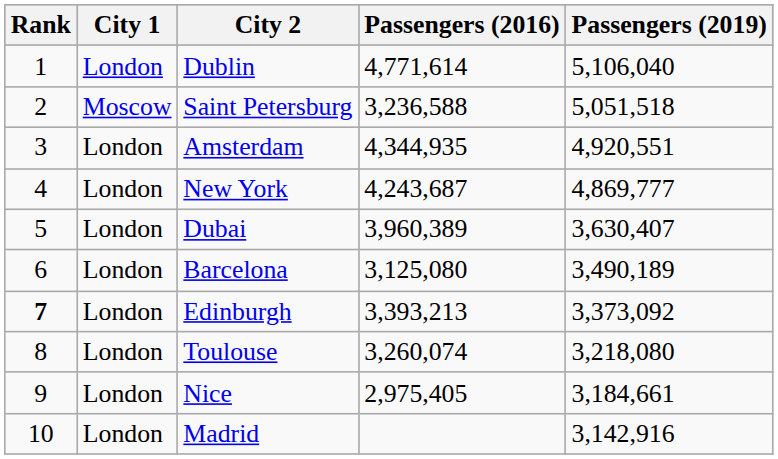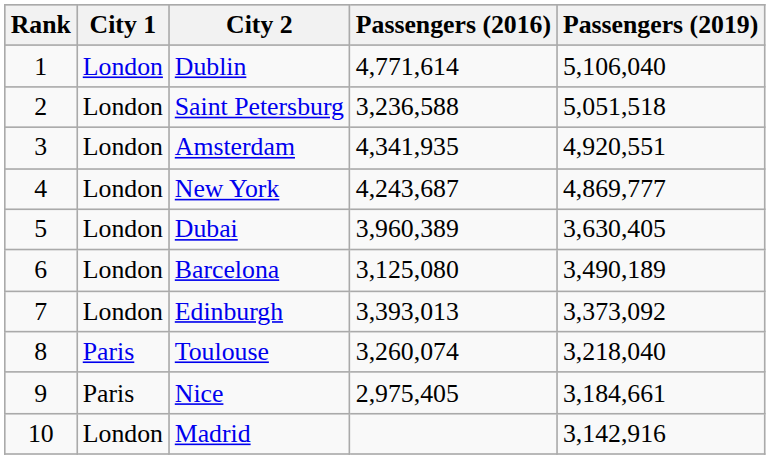(127, 106) Moscow -> (123, 106) London
(416, 147) 4,344,935 -> (407, 147) 4,341,935
(623, 229) 3,630,407 -> (614, 229) 3,630,405
(41, 310) bold -> (41, 310) normal
(416, 310) 3,393,213 -> (407, 310) 3,393,013
(123, 351) London -> (109, 351) Paris
(623, 351) 3,218,080 -> (614, 351) 3,218,040
(123, 392) London -> (109, 392) Paris
